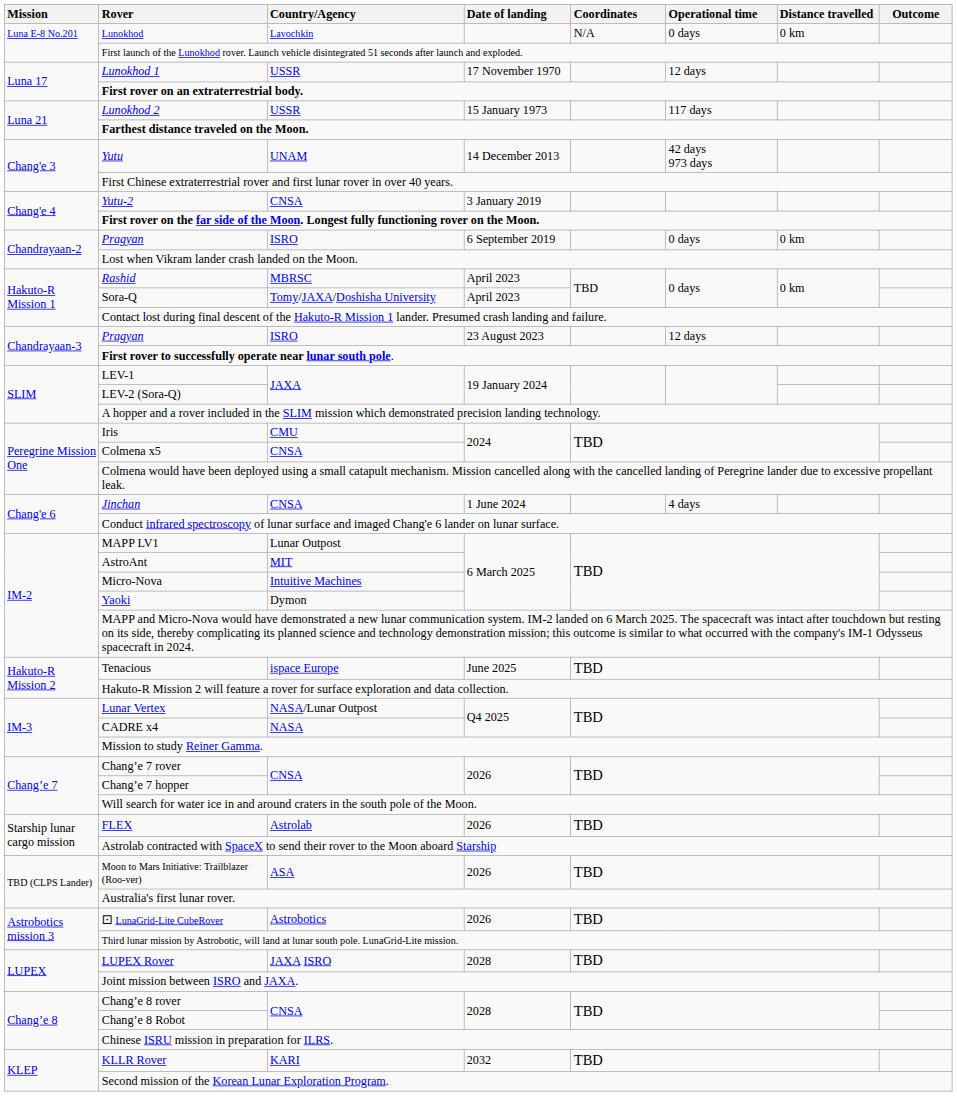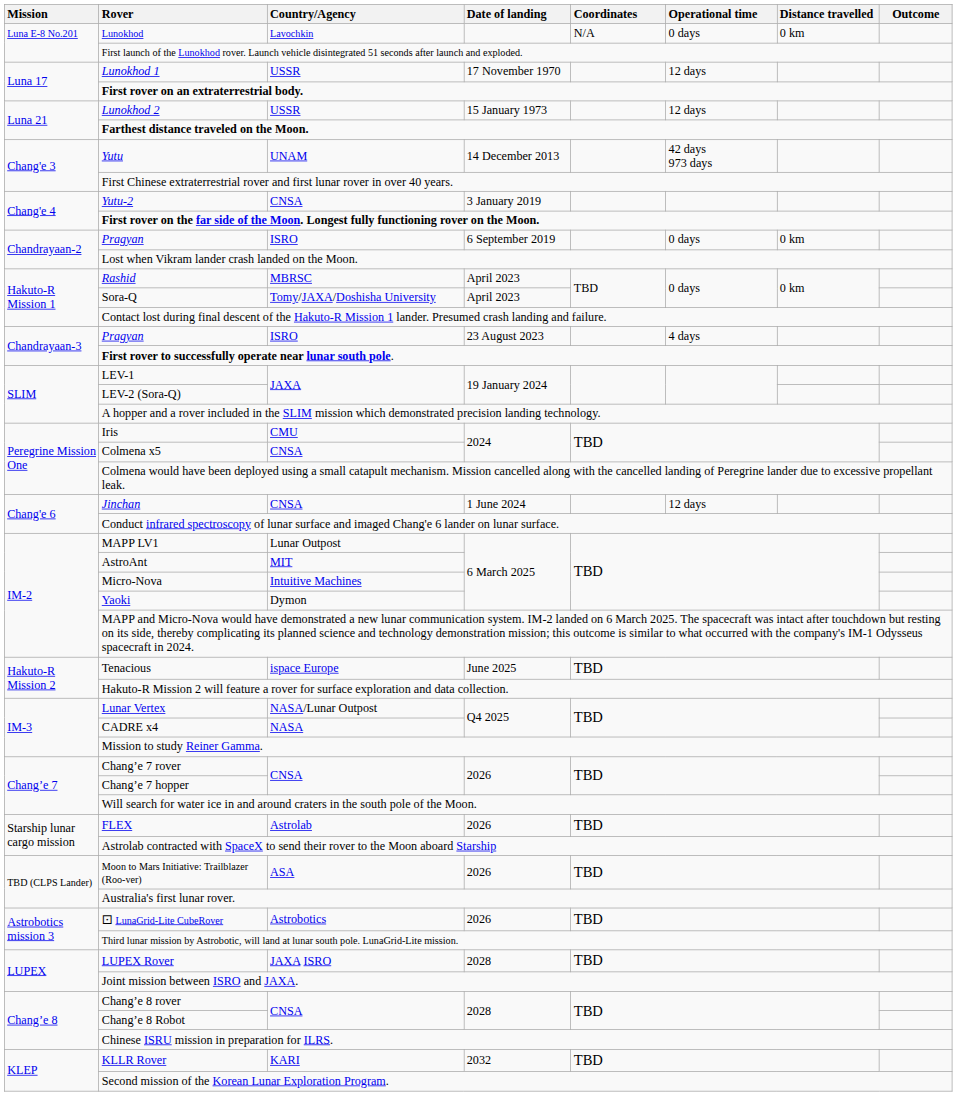(690, 110) 117 days -> (687, 110) 12 days
(687, 336) 12 days -> (684, 336) 4 days
(684, 504) 4 days -> (687, 504) 12 days
